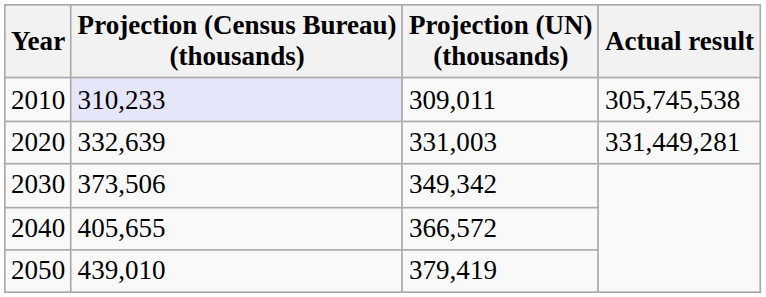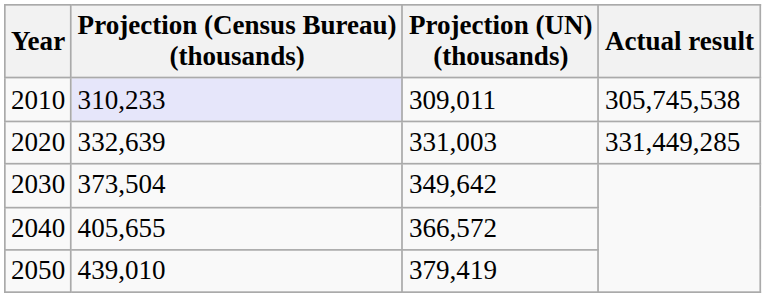(673, 142) 331,449,281 -> (673, 142) 331,449,285
(122, 185) 373,506 -> (122, 185) 373,504
(453, 185) 349,342 -> (453, 185) 349,642
